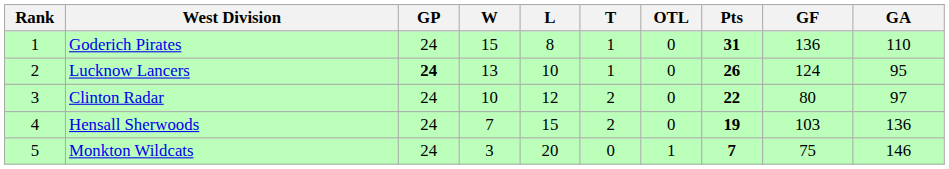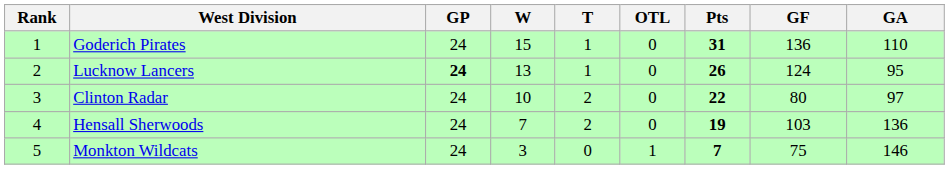- column: (550, 17)
